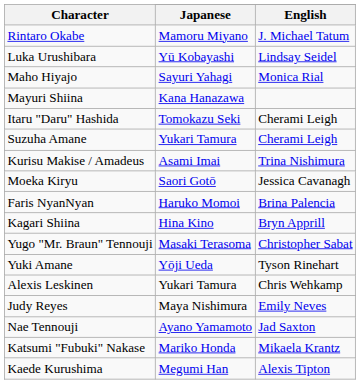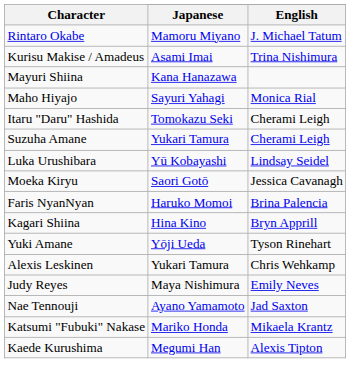rows swapped: (76, 160) <-> (52, 56)
rows swapped: (45, 98) <-> (42, 77)
- row: (80, 243)
